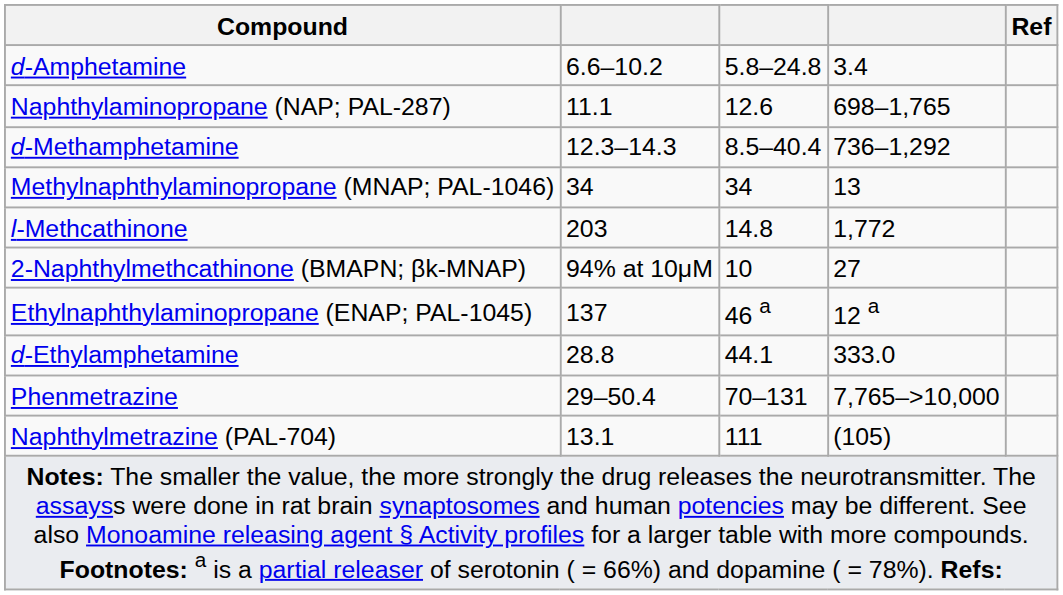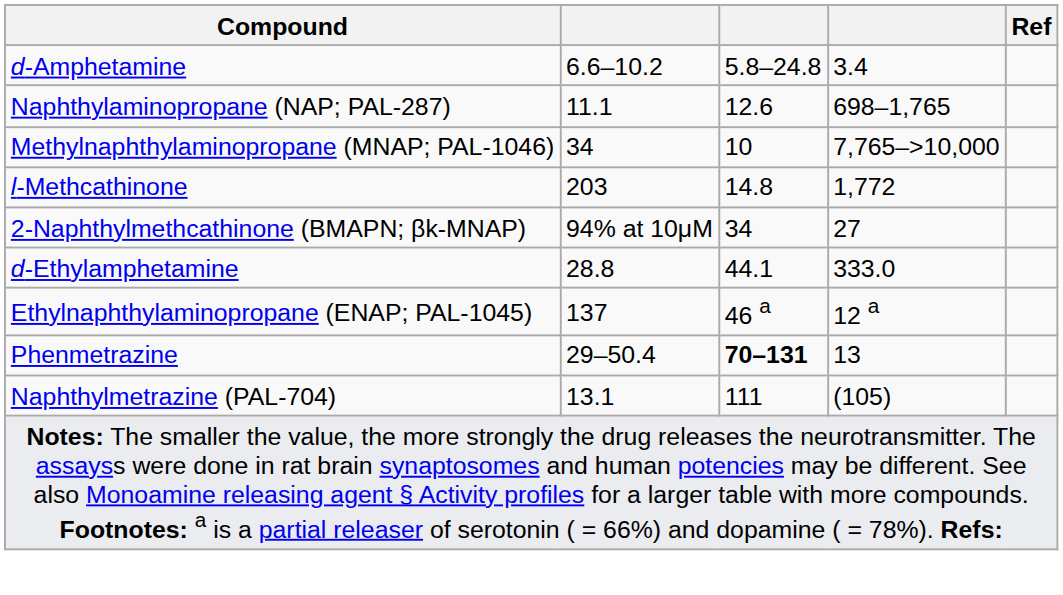- row: (125, 147)
(739, 187) 34 -> (739, 147) 10
(847, 187) 13 -> (916, 147) 7,765–>10,000
(739, 268) 10 -> (739, 228) 34
rows swapped: (125, 355) <-> (272, 312)
(766, 396) normal -> (766, 355) bold
(916, 396) 7,765–>10,000 -> (847, 355) 13
